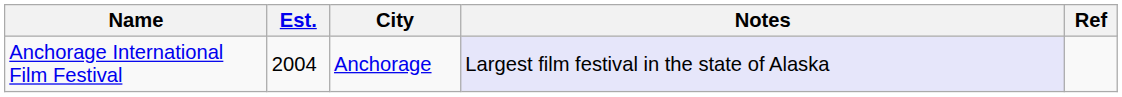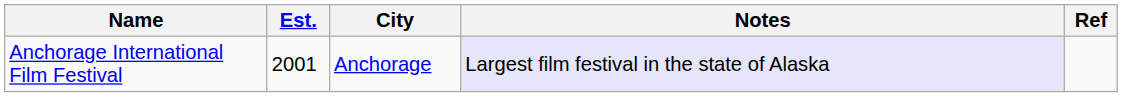(294, 63) 2004 -> (294, 63) 2001
